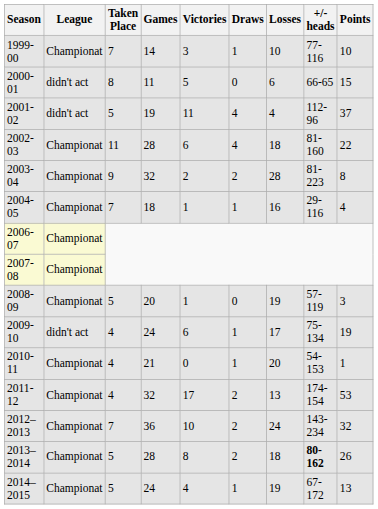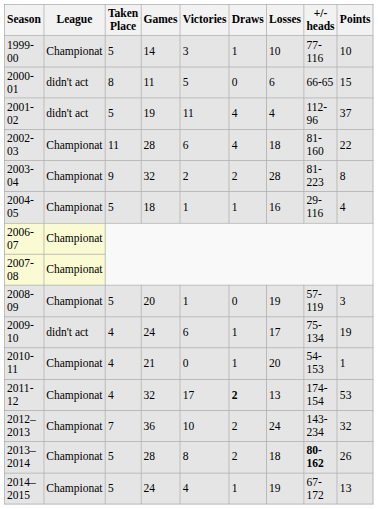(111, 51) 7 -> (111, 51) 5
(111, 207) 7 -> (111, 207) 5
(235, 394) normal -> (235, 394) bold
